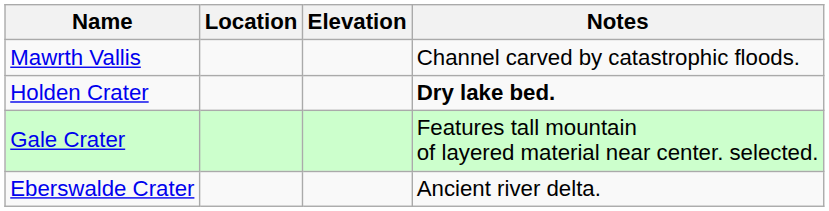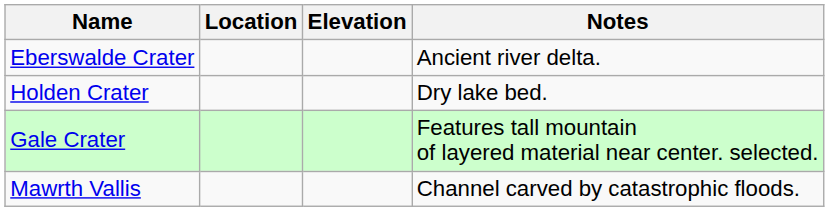rows swapped: (102, 188) <-> (76, 57)
(486, 92) bold -> (482, 92) normal
